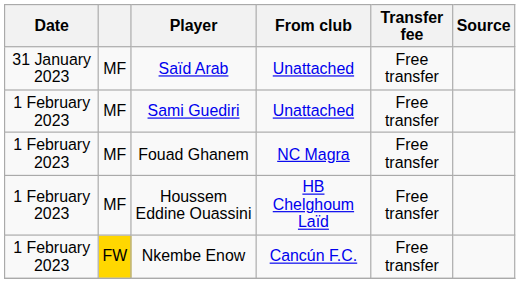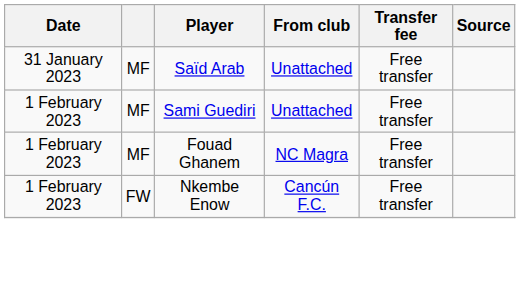- row: (194, 205)
(115, 256) gold background -> (138, 196) no background
